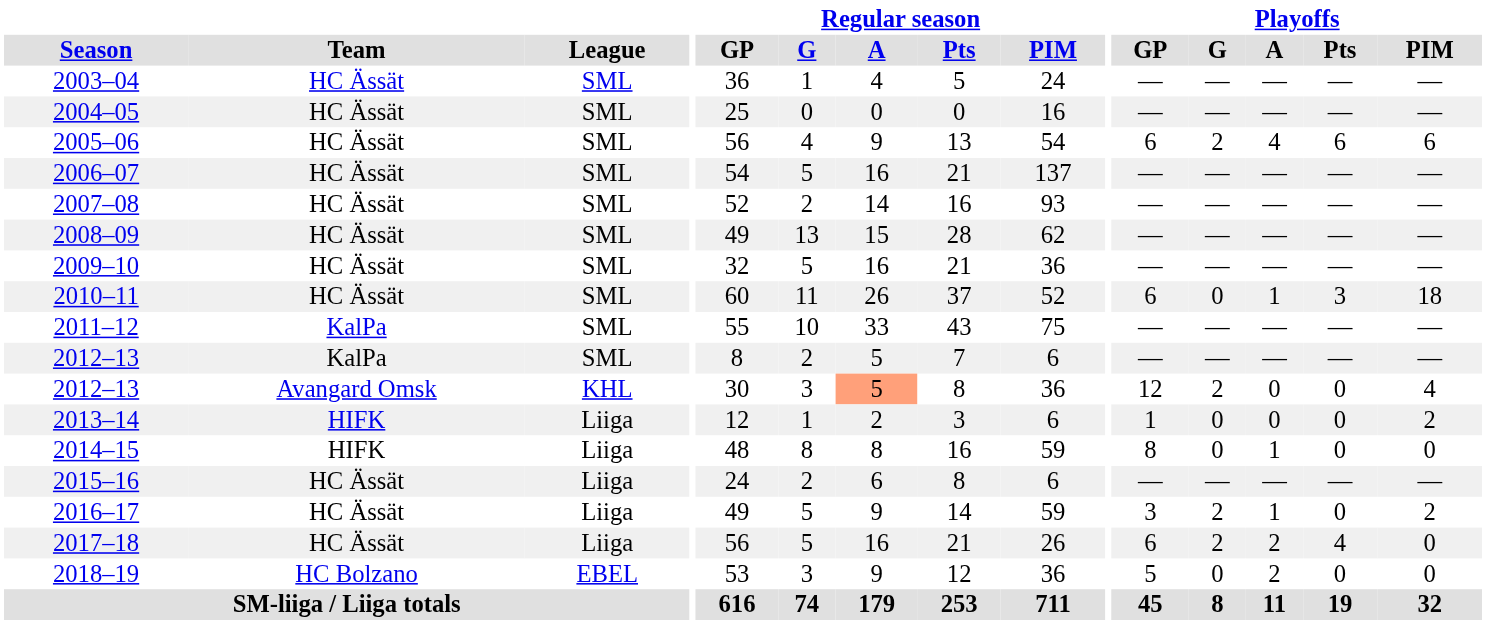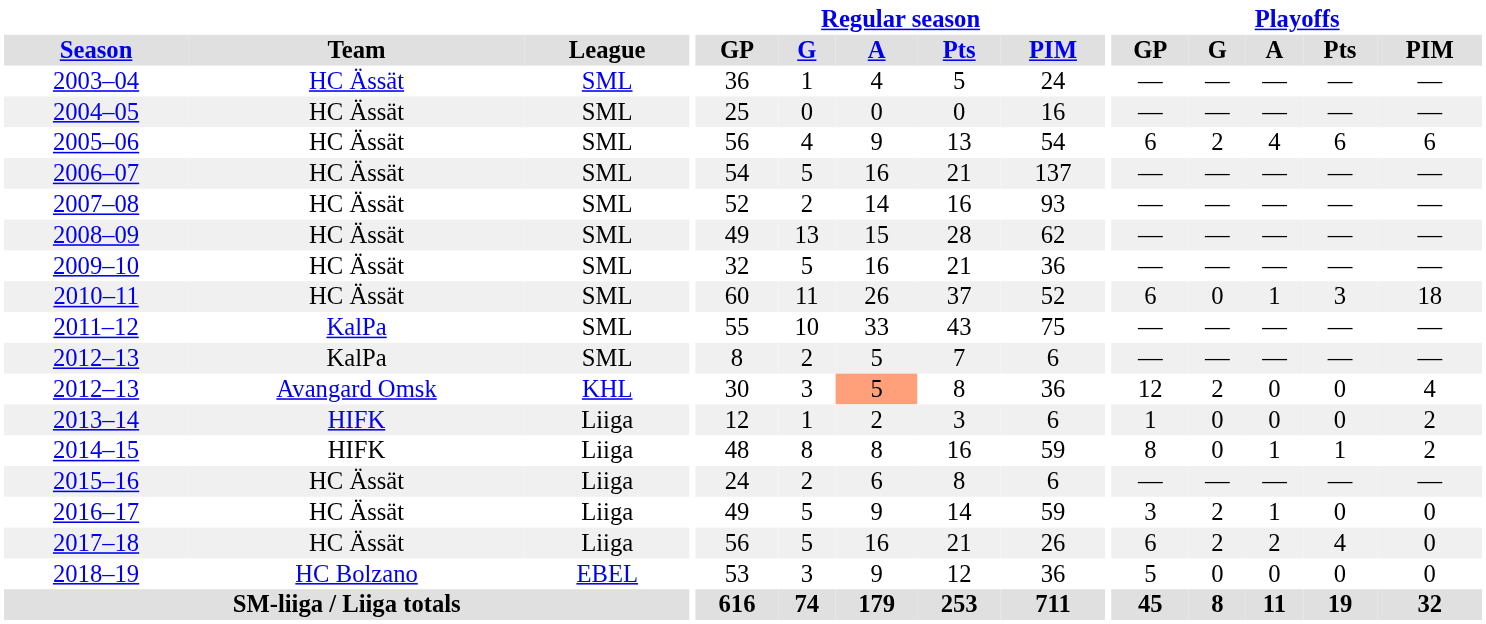(1340, 450) 0 -> (1340, 450) 1
(1430, 450) 0 -> (1430, 450) 2
(1430, 511) 2 -> (1430, 511) 0
(1274, 573) 2 -> (1274, 573) 0
